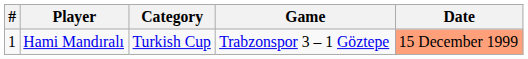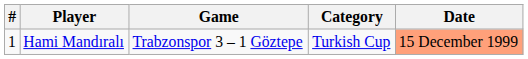columns swapped: (305, 16) <-> (172, 16)
